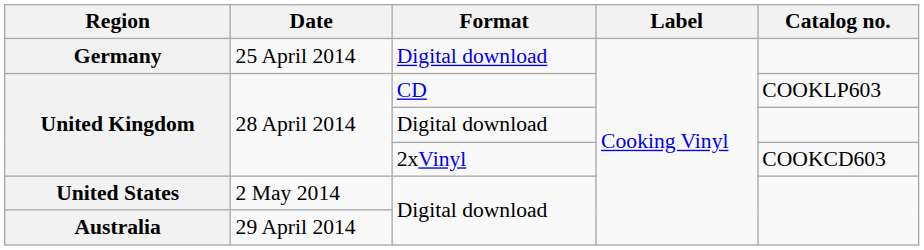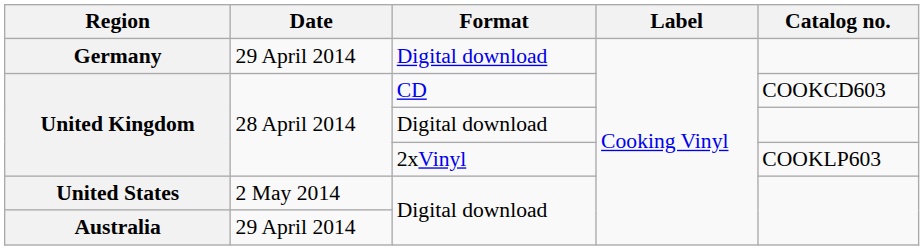(296, 55) 25 April 2014 -> (296, 55) 29 April 2014
(822, 90) COOKLP603 -> (824, 90) COOKCD603
(824, 158) COOKCD603 -> (822, 158) COOKLP603
